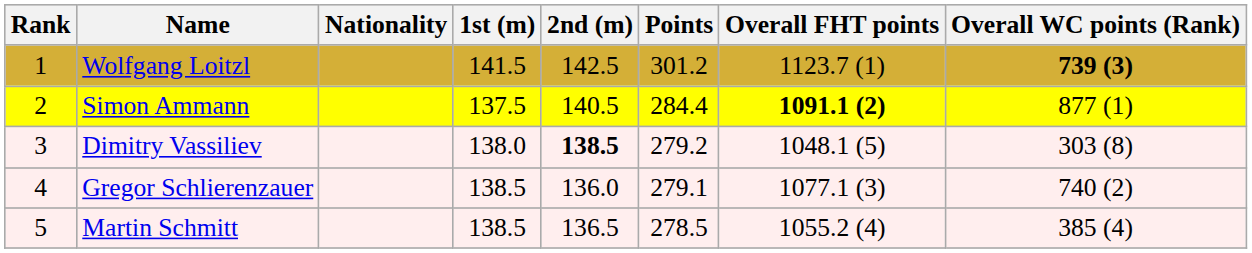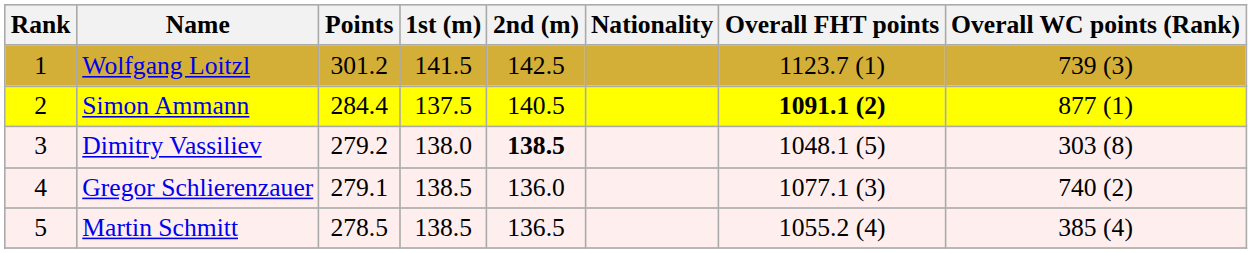columns swapped: (386, 24) <-> (679, 24)
(1096, 65) bold -> (1096, 65) normal
